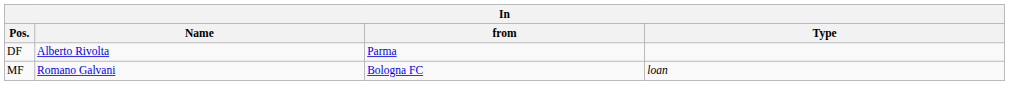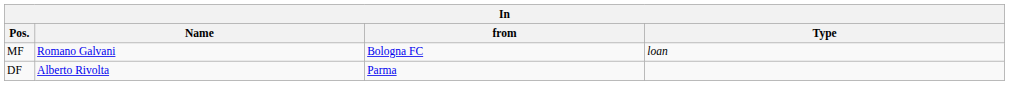rows swapped: (14, 52) <-> (15, 71)
